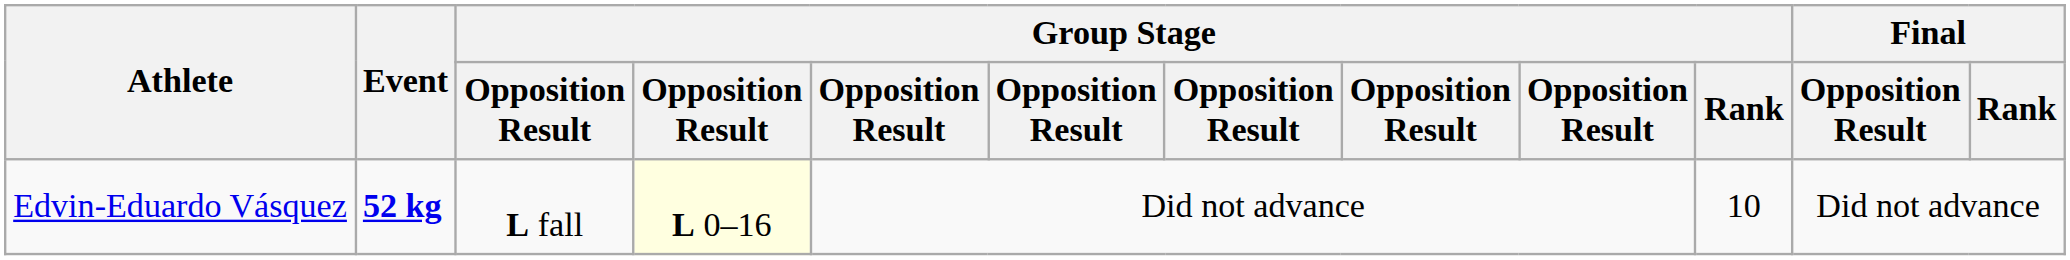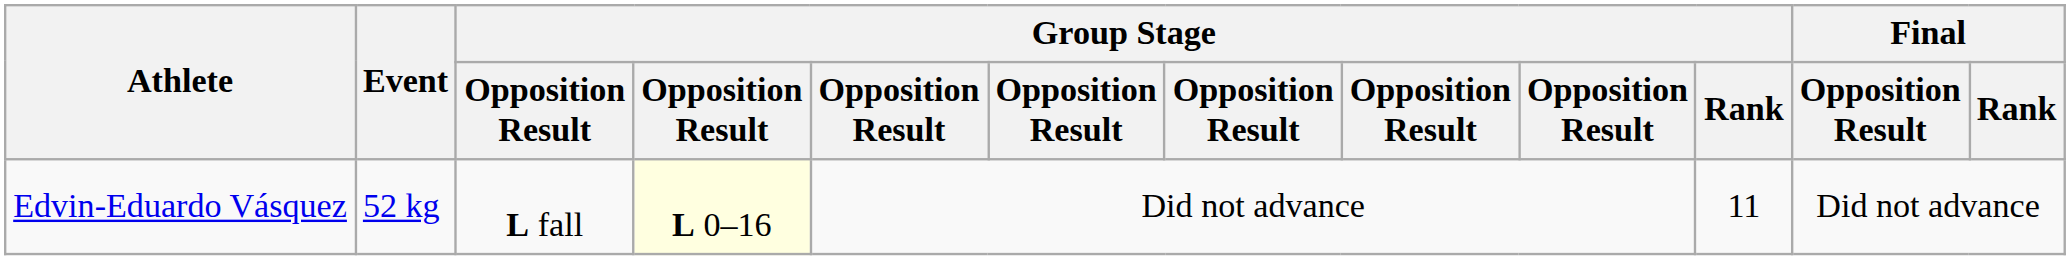(402, 206) bold -> (401, 206) normal
(1744, 206) 10 -> (1744, 206) 11
